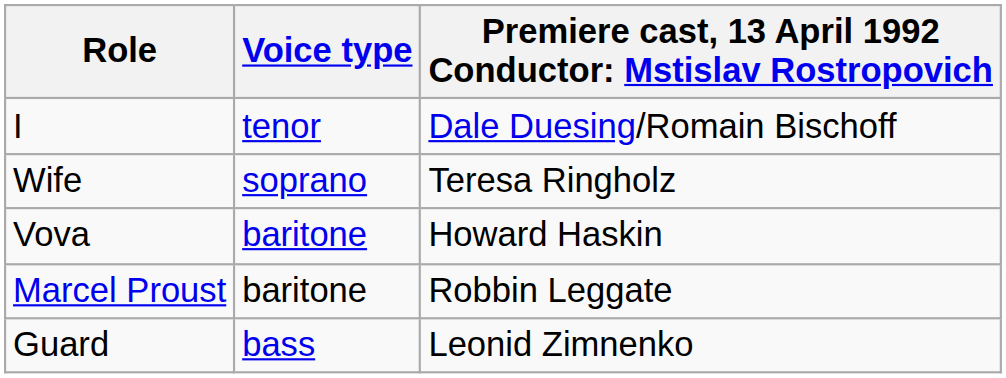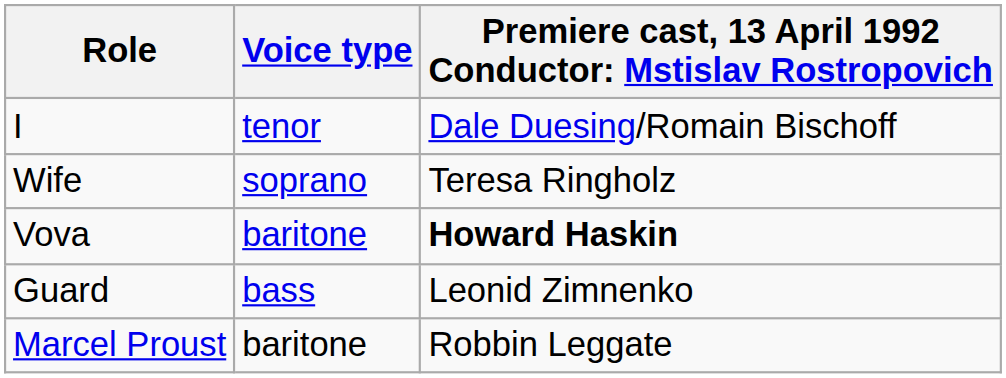(546, 235) normal -> (553, 235) bold
rows swapped: (61, 344) <-> (120, 290)
